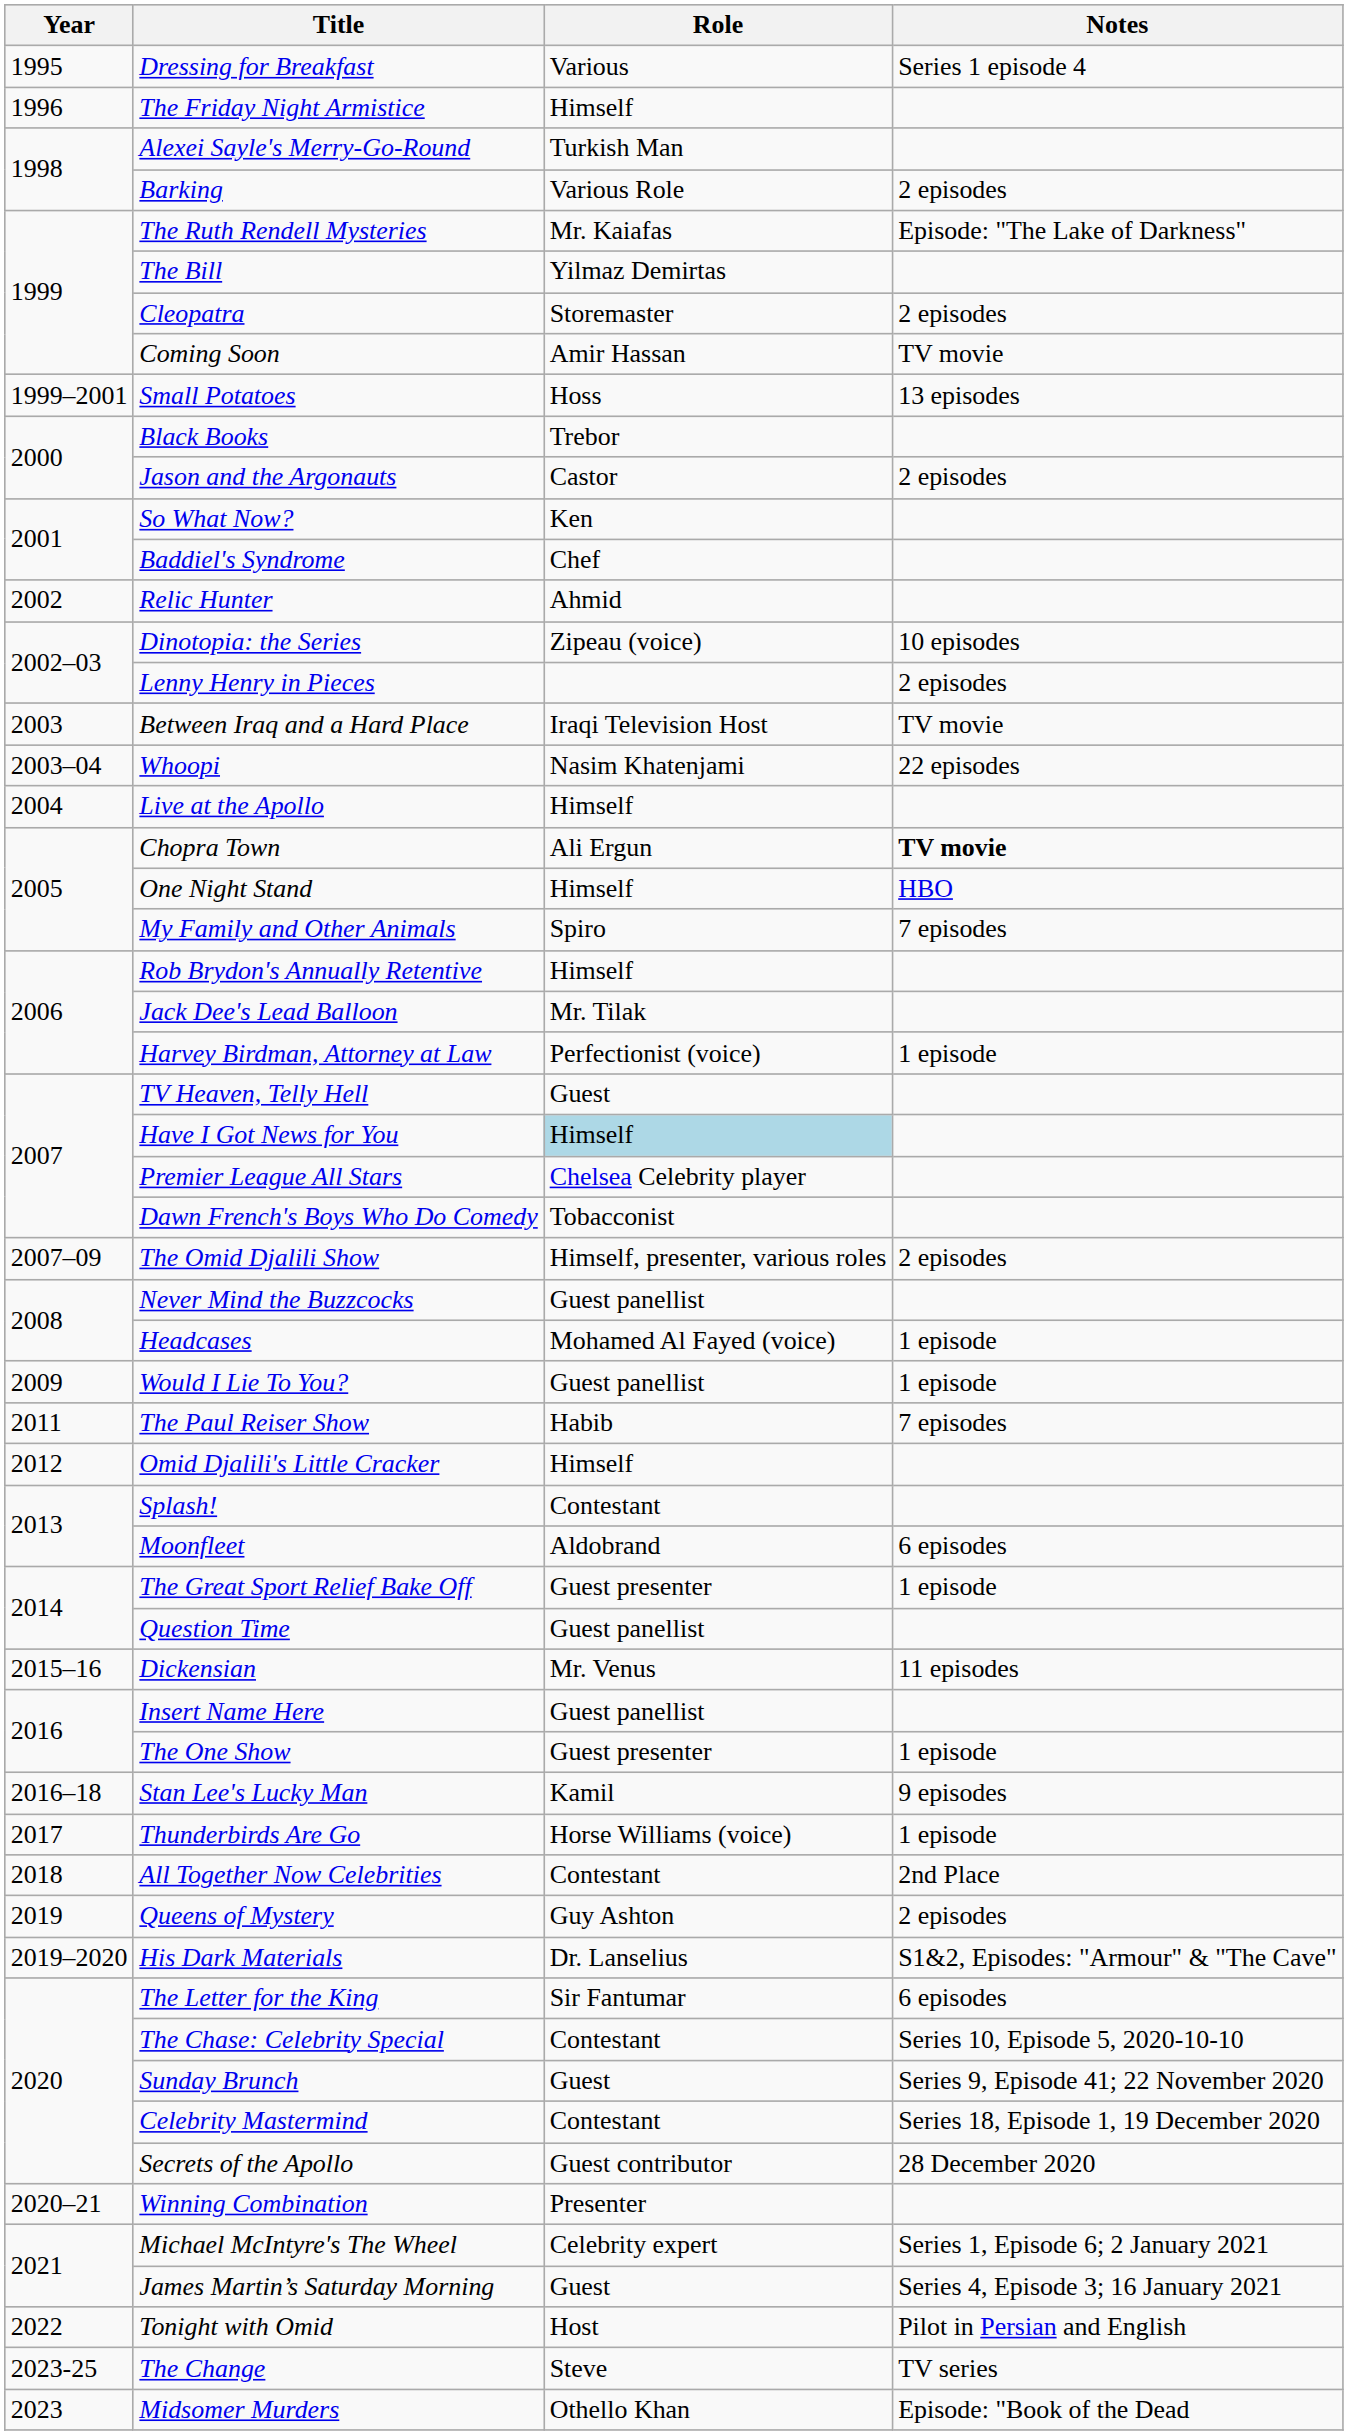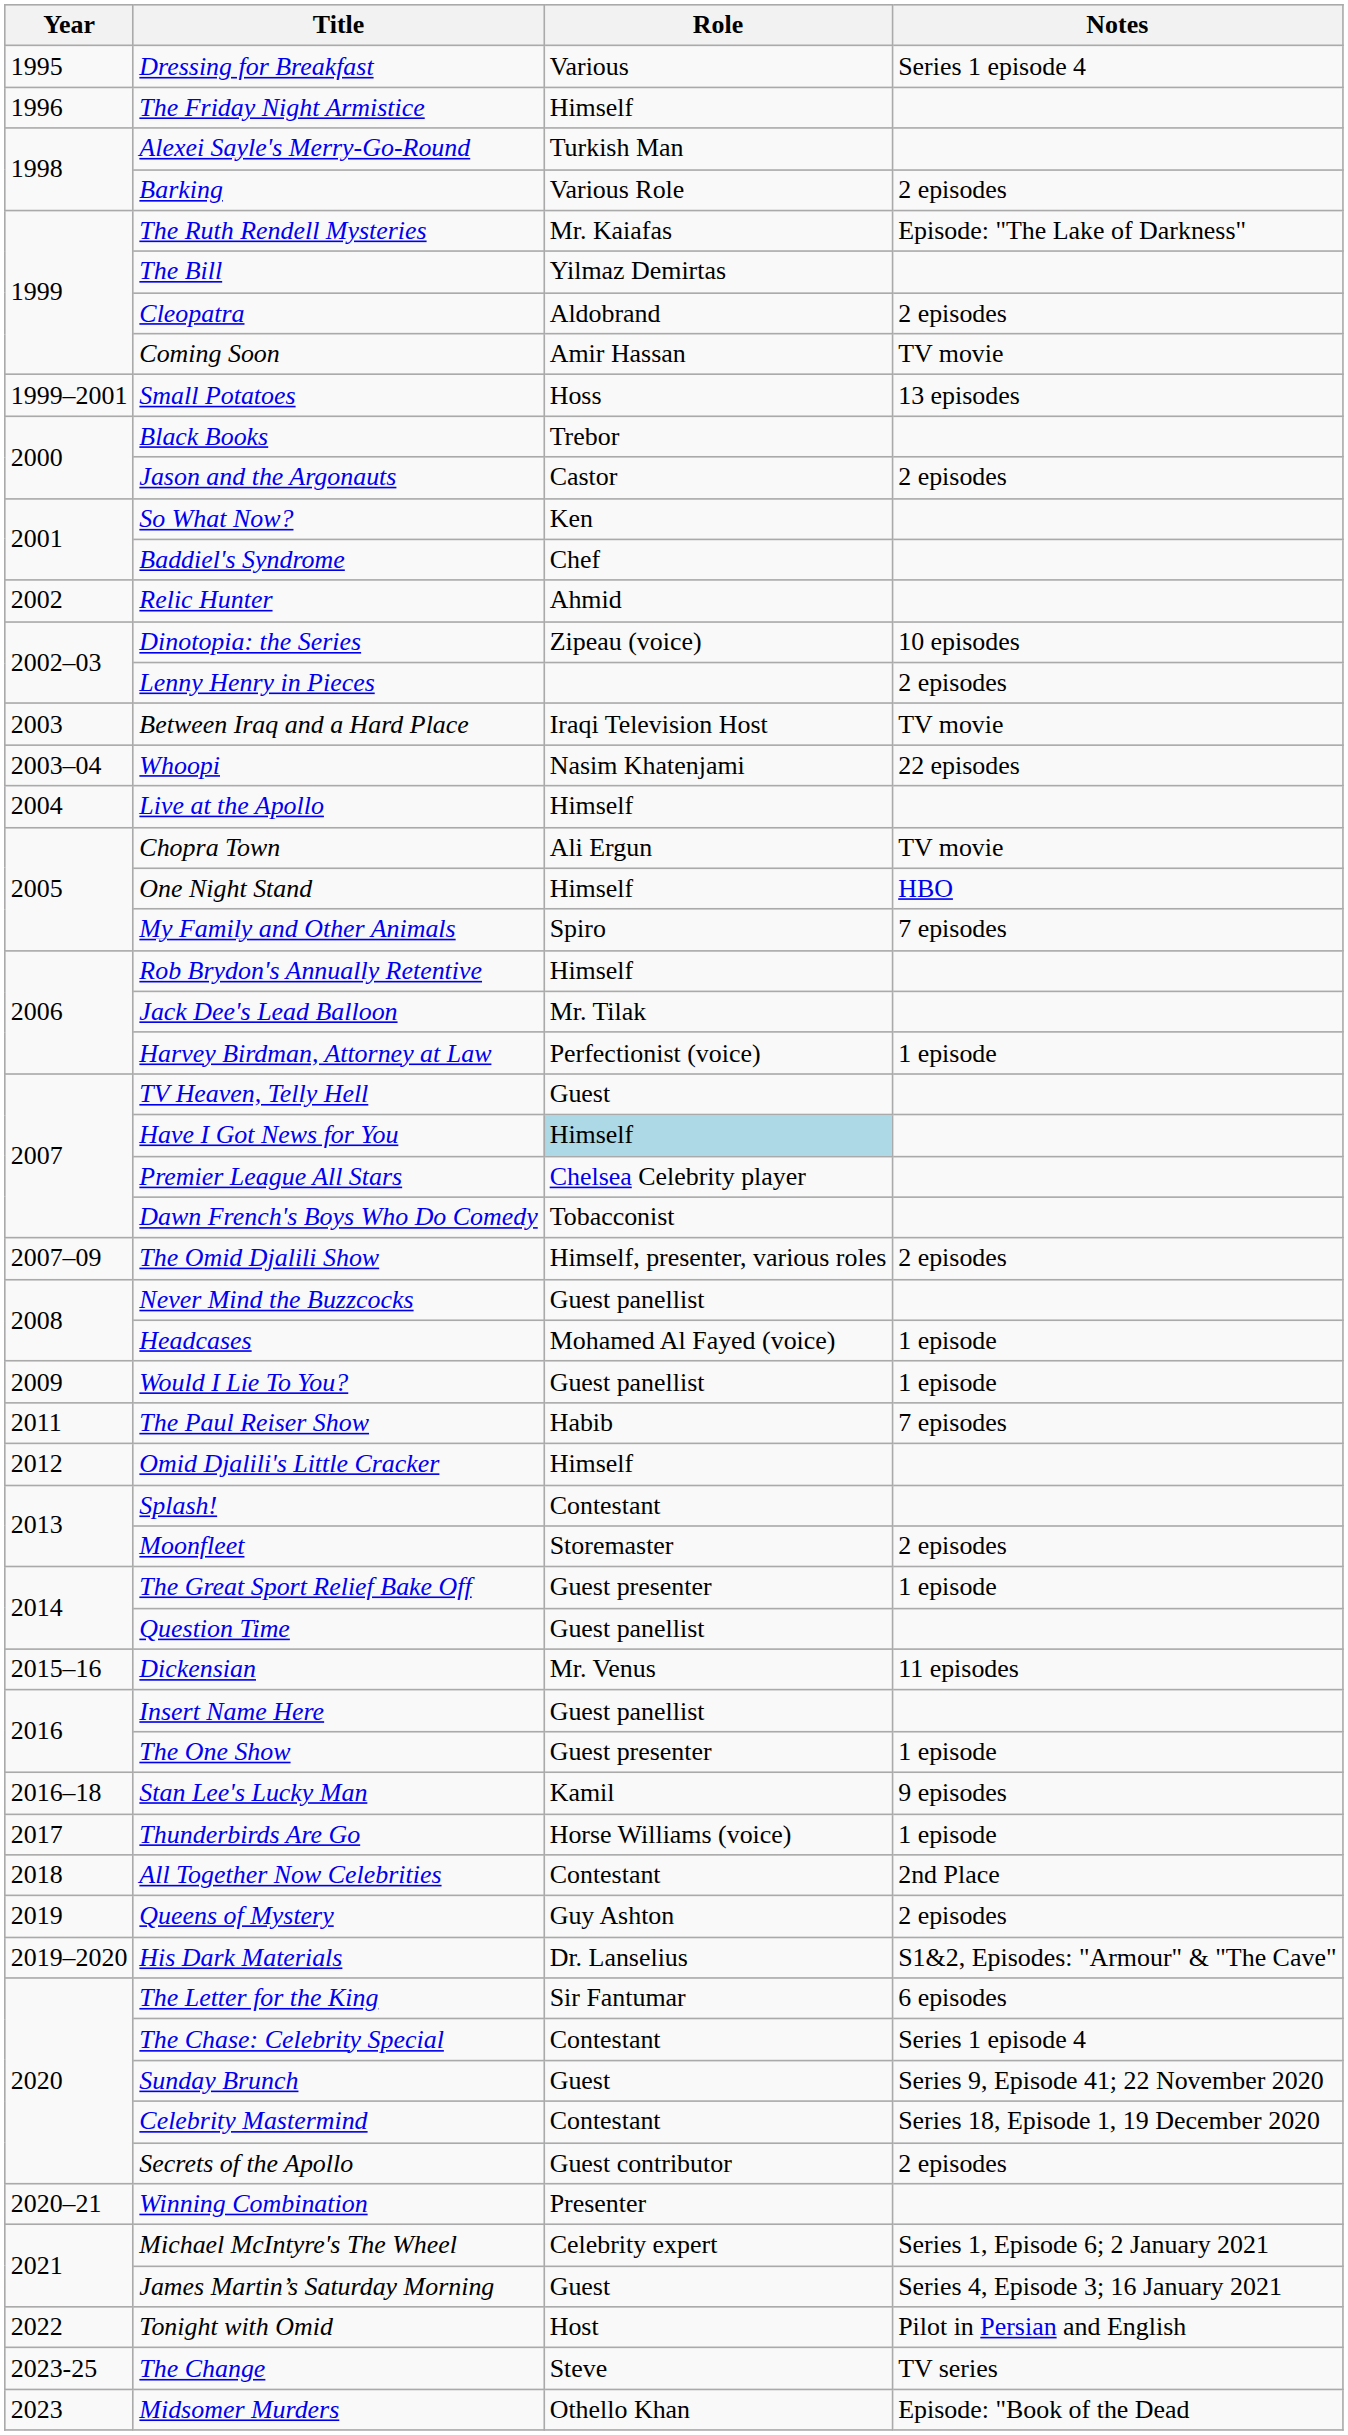(612, 312) Storemaster -> (605, 312) Aldobrand
(952, 847) bold -> (951, 847) normal
(605, 1546) Aldobrand -> (612, 1546) Storemaster
(953, 1546) 6 episodes -> (953, 1546) 2 episodes
(1071, 2039) Series 10, Episode 5, 2020-10-10 -> (992, 2039) Series 1 episode 4
(997, 2162) 28 December 2020 -> (953, 2162) 2 episodes
